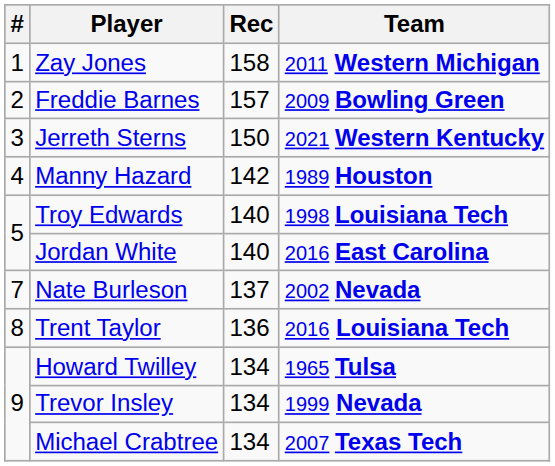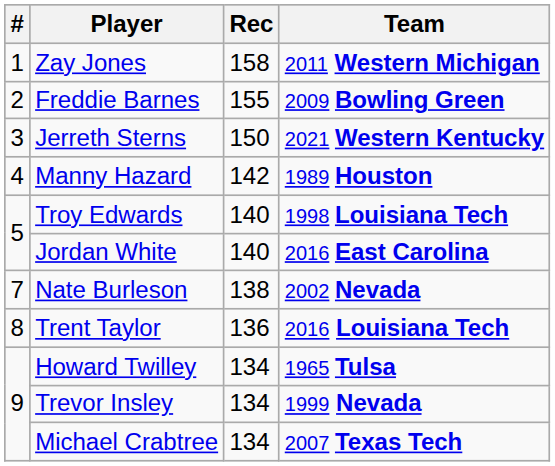(249, 100) 157 -> (249, 100) 155
(249, 290) 137 -> (249, 290) 138
